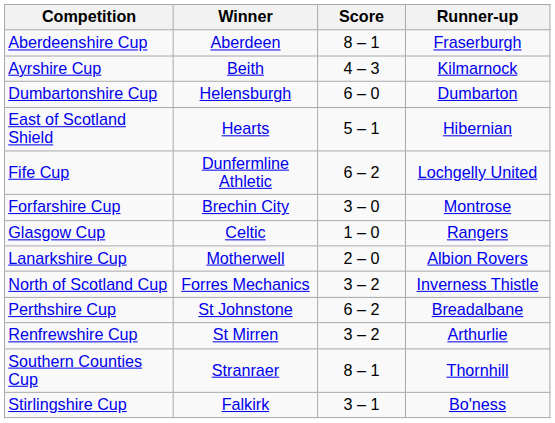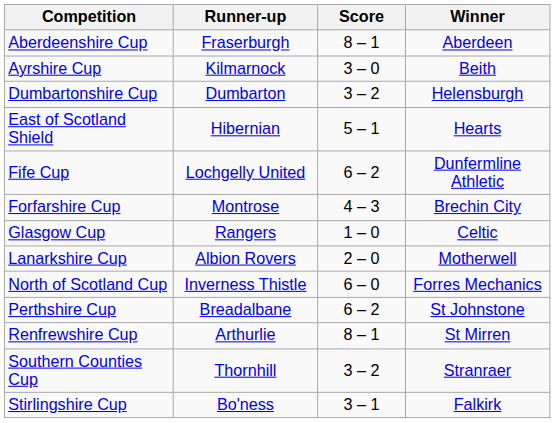columns swapped: (245, 17) <-> (478, 17)
(361, 68) 4 – 3 -> (361, 68) 3 – 0
(361, 94) 6 – 0 -> (361, 94) 3 – 2
(361, 207) 3 – 0 -> (361, 207) 4 – 3
(361, 284) 3 – 2 -> (361, 284) 6 – 0
(361, 335) 3 – 2 -> (361, 335) 8 – 1
(361, 370) 8 – 1 -> (361, 370) 3 – 2
